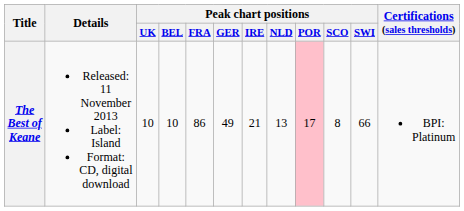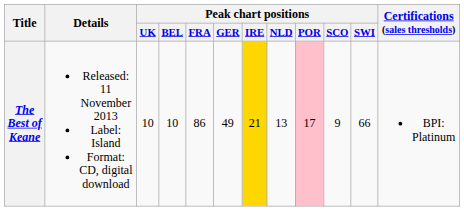(255, 123) no background -> (255, 123) gold background
(337, 123) 8 -> (337, 123) 9
